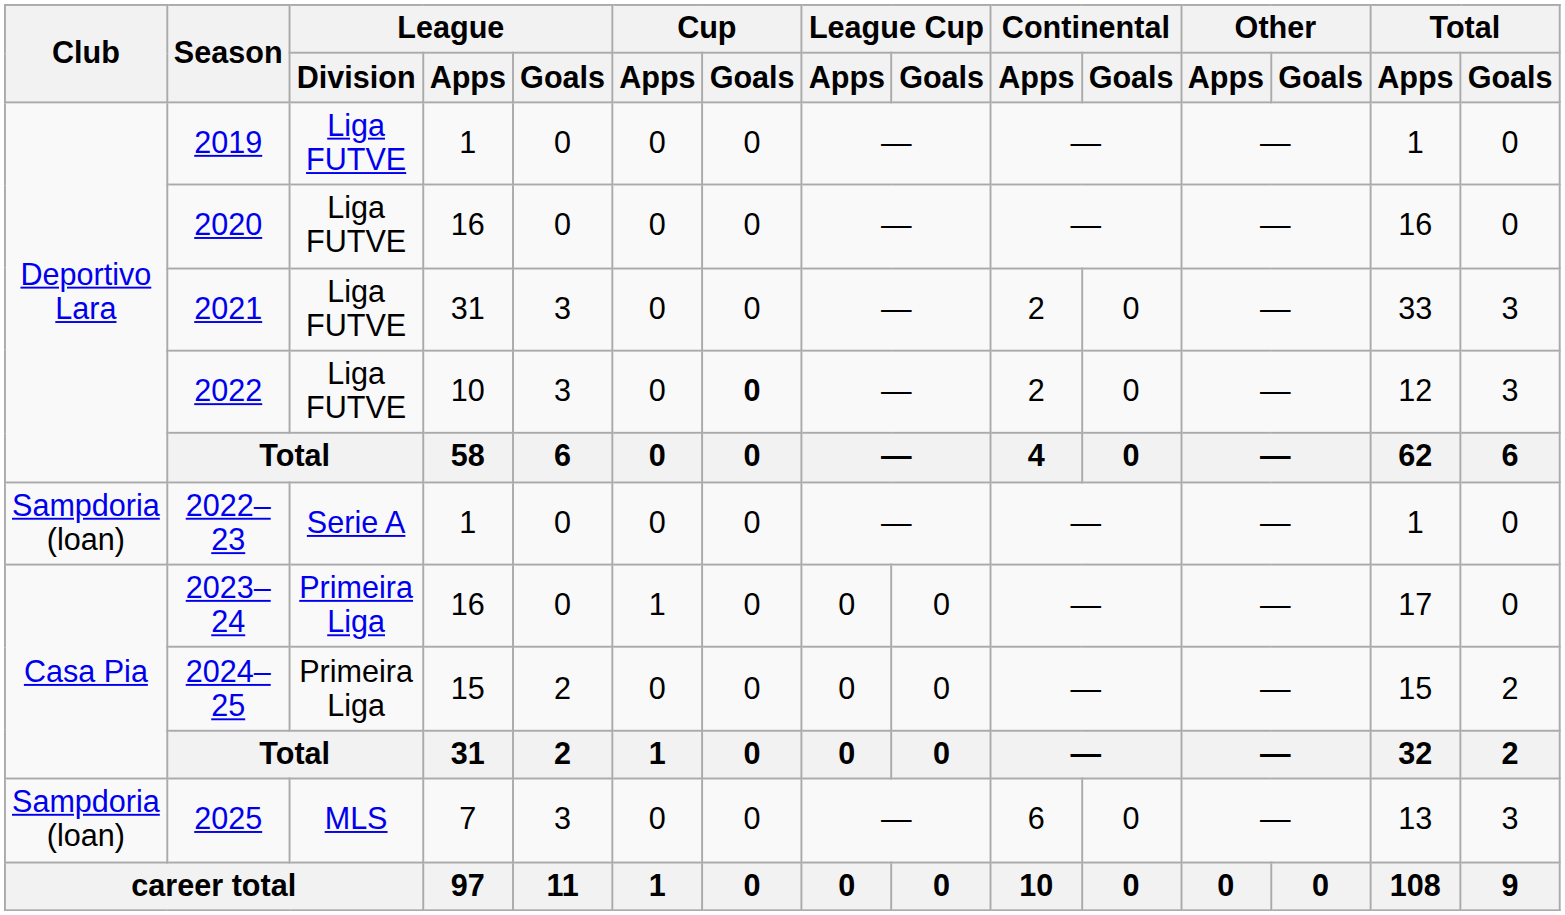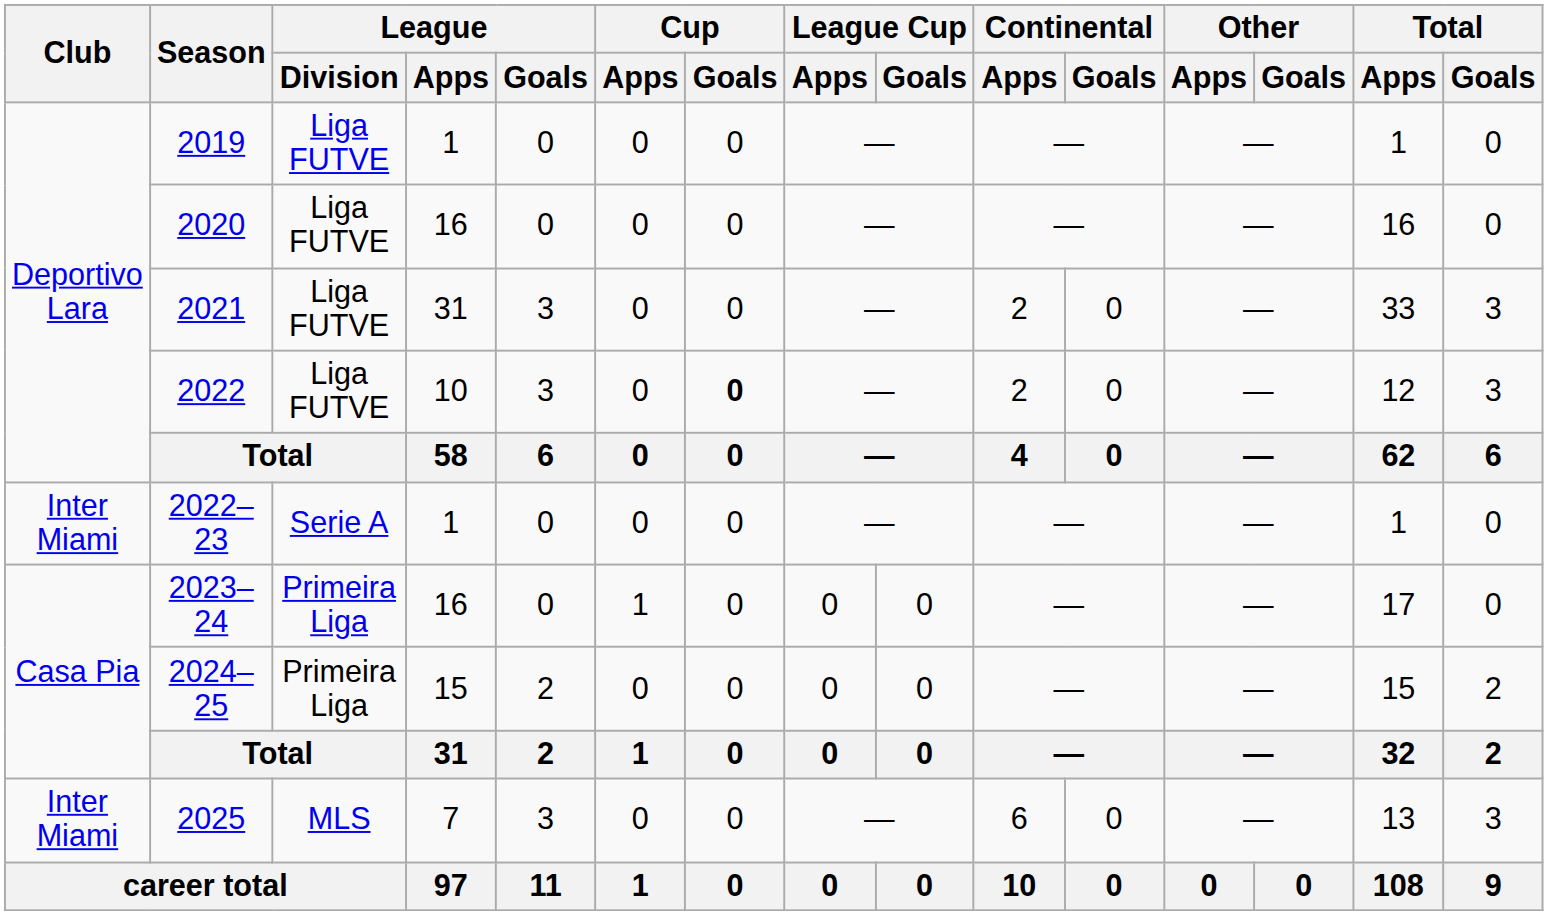(86, 522) Sampdoria (loan) -> (77, 522) Inter Miami
(86, 819) Sampdoria (loan) -> (77, 819) Inter Miami
